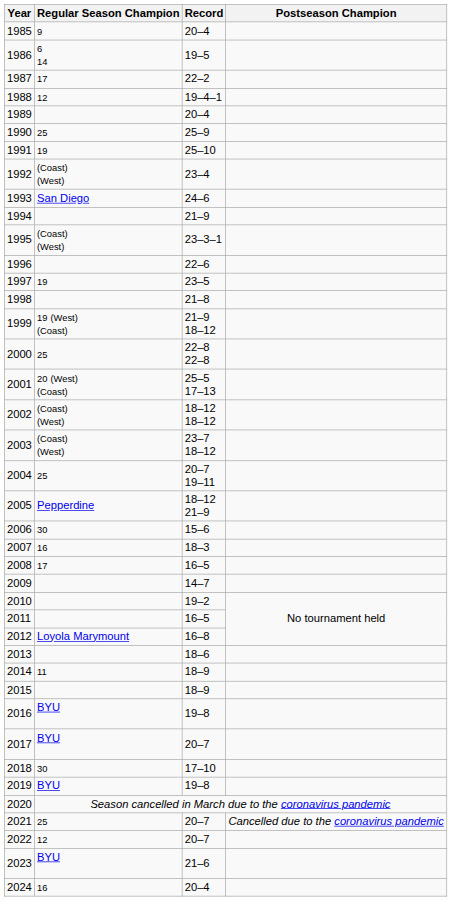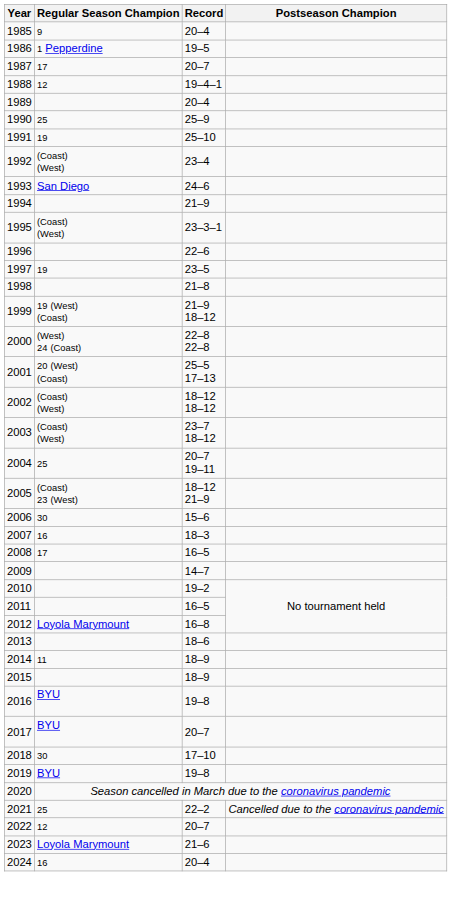(42, 55) 6 14 -> (70, 48) 1 Pepperdine
(197, 79) 22–2 -> (197, 66) 20–7
(42, 354) 25 -> (59, 342) (West) 24 (Coast)
(66, 506) Pepperdine -> (57, 494) (Coast) 23 (West)
(197, 821) 20–7 -> (197, 809) 22–2
(49, 857) BYU -> (83, 844) Loyola Marymount
